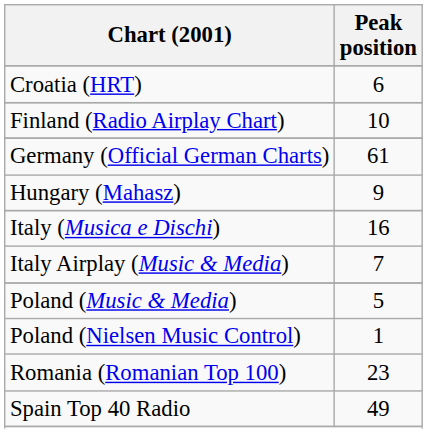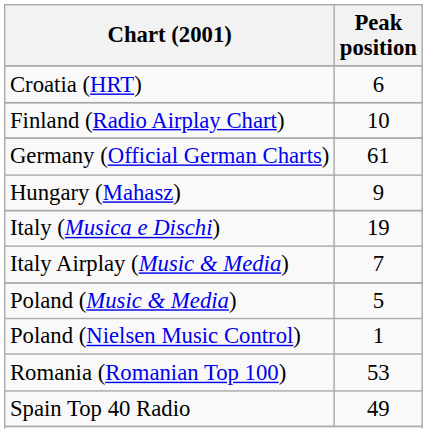(378, 228) 16 -> (378, 228) 19
(378, 372) 23 -> (378, 372) 53
